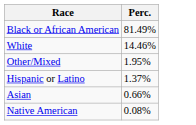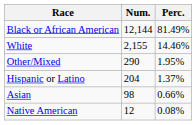+ column: (138, 12)
